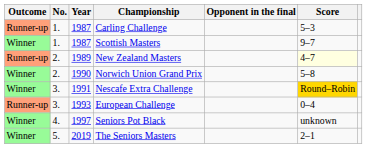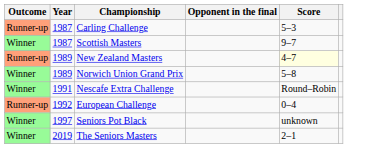- column: (60, 12)
(81, 74) 1990 -> (62, 74) 1989
(328, 89) gold background -> (309, 89) no background
(81, 105) 1993 -> (62, 105) 1992
